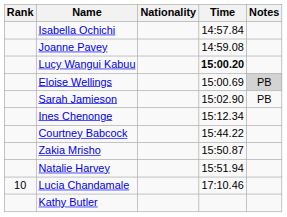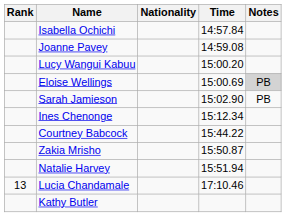(223, 64) bold -> (222, 64) normal
(20, 185) 10 -> (20, 185) 13
